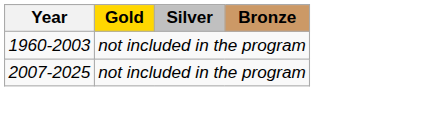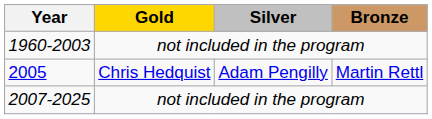+ row: (28, 72)
